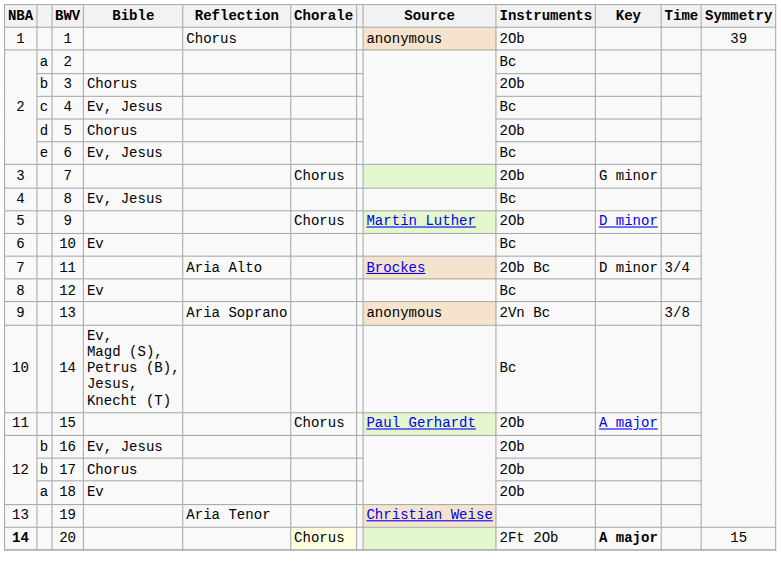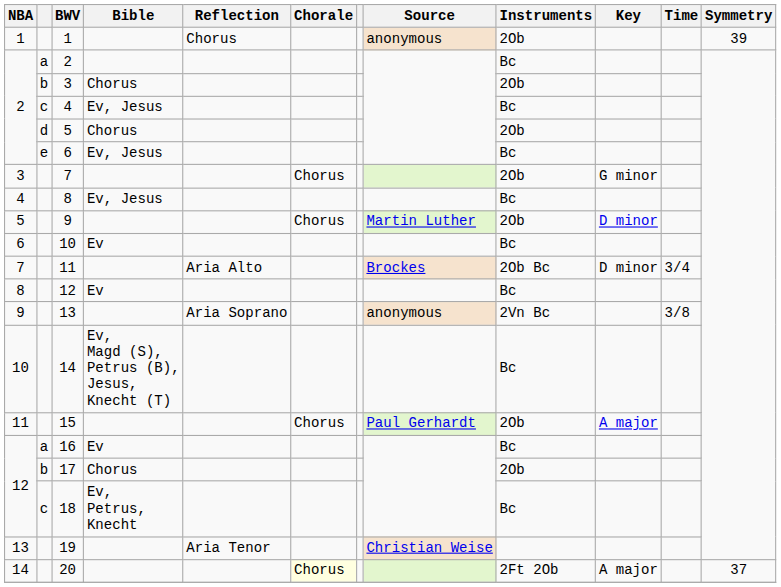(44, 447) b -> (44, 447) a
(125, 447) Ev, Jesus -> (95, 447) Ev
(512, 447) 2Ob -> (508, 447) Bc
(44, 493) a -> (44, 509) c
(95, 493) Ev -> (116, 509) Ev, Petrus, Knecht
(512, 493) 2Ob -> (508, 509) Bc
(21, 538) bold -> (21, 571) normal
(628, 538) bold -> (628, 571) normal
(739, 538) 15 -> (739, 571) 37
